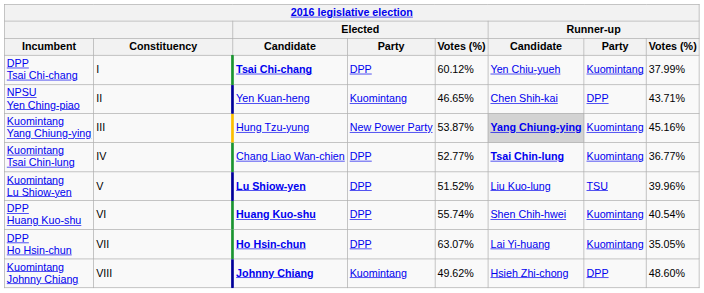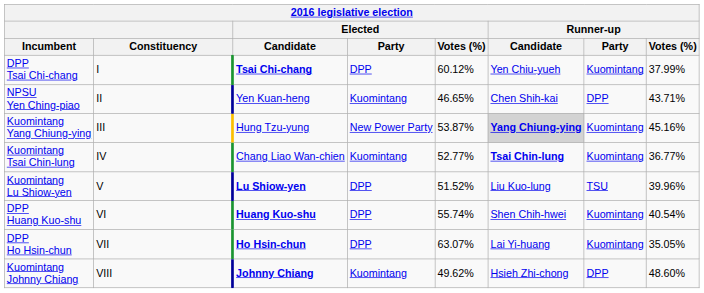(361, 157) DPP -> (378, 157) Kuomintang
